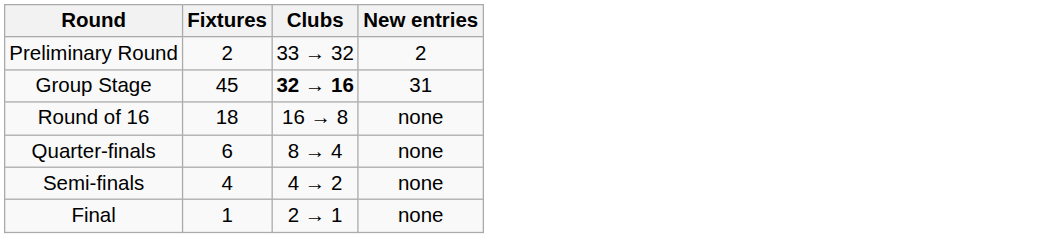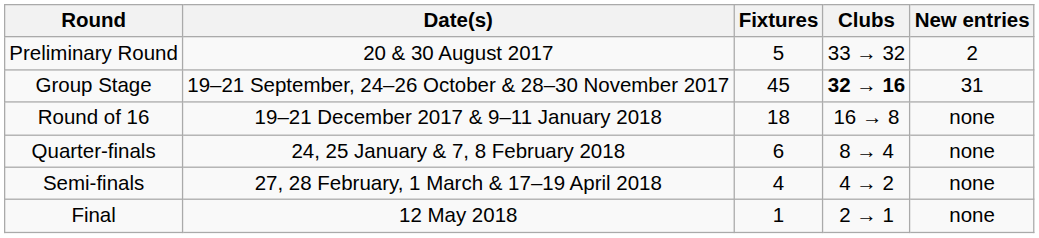+ column: (458, 20)
(227, 53) 2 -> (778, 53) 5
